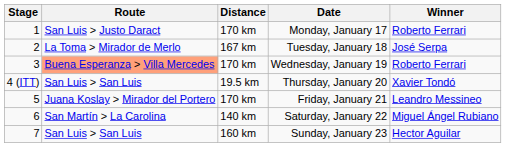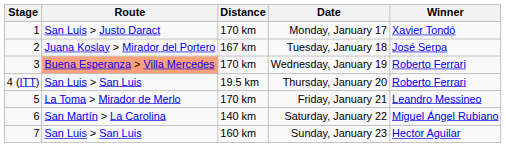(429, 30) Roberto Ferrari -> (424, 30) Xavier Tondó
(113, 47) La Toma > Mirador de Merlo -> (130, 47) Juana Koslay > Mirador del Portero
(424, 82) Xavier Tondó -> (429, 82) Roberto Ferrari
(130, 99) Juana Koslay > Mirador del Portero -> (113, 99) La Toma > Mirador de Merlo
